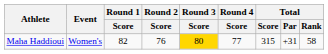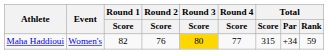(290, 42) +31 -> (290, 42) +34
(311, 42) 58 -> (311, 42) 59
